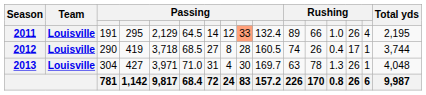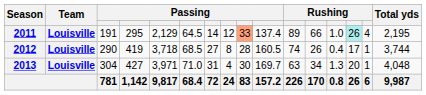(268, 33) 132.4 -> (268, 33) 137.4
(354, 33) no background -> (354, 33) paleturquoise background
(316, 66) 78 -> (316, 66) 34
(354, 66) 26 -> (354, 66) 20
